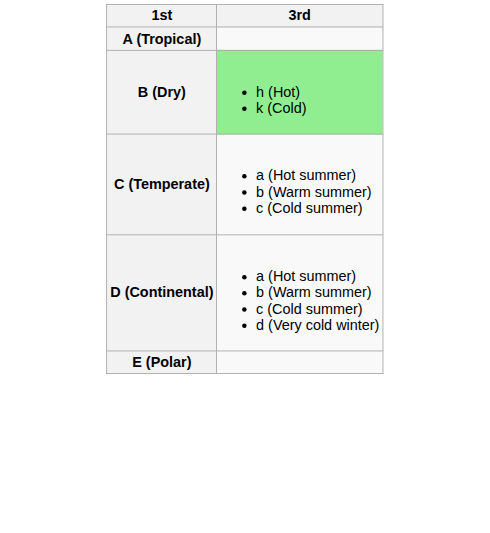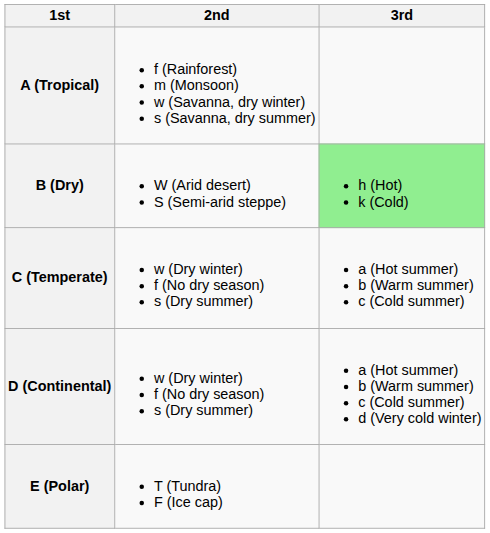+ column: (217, 15)
